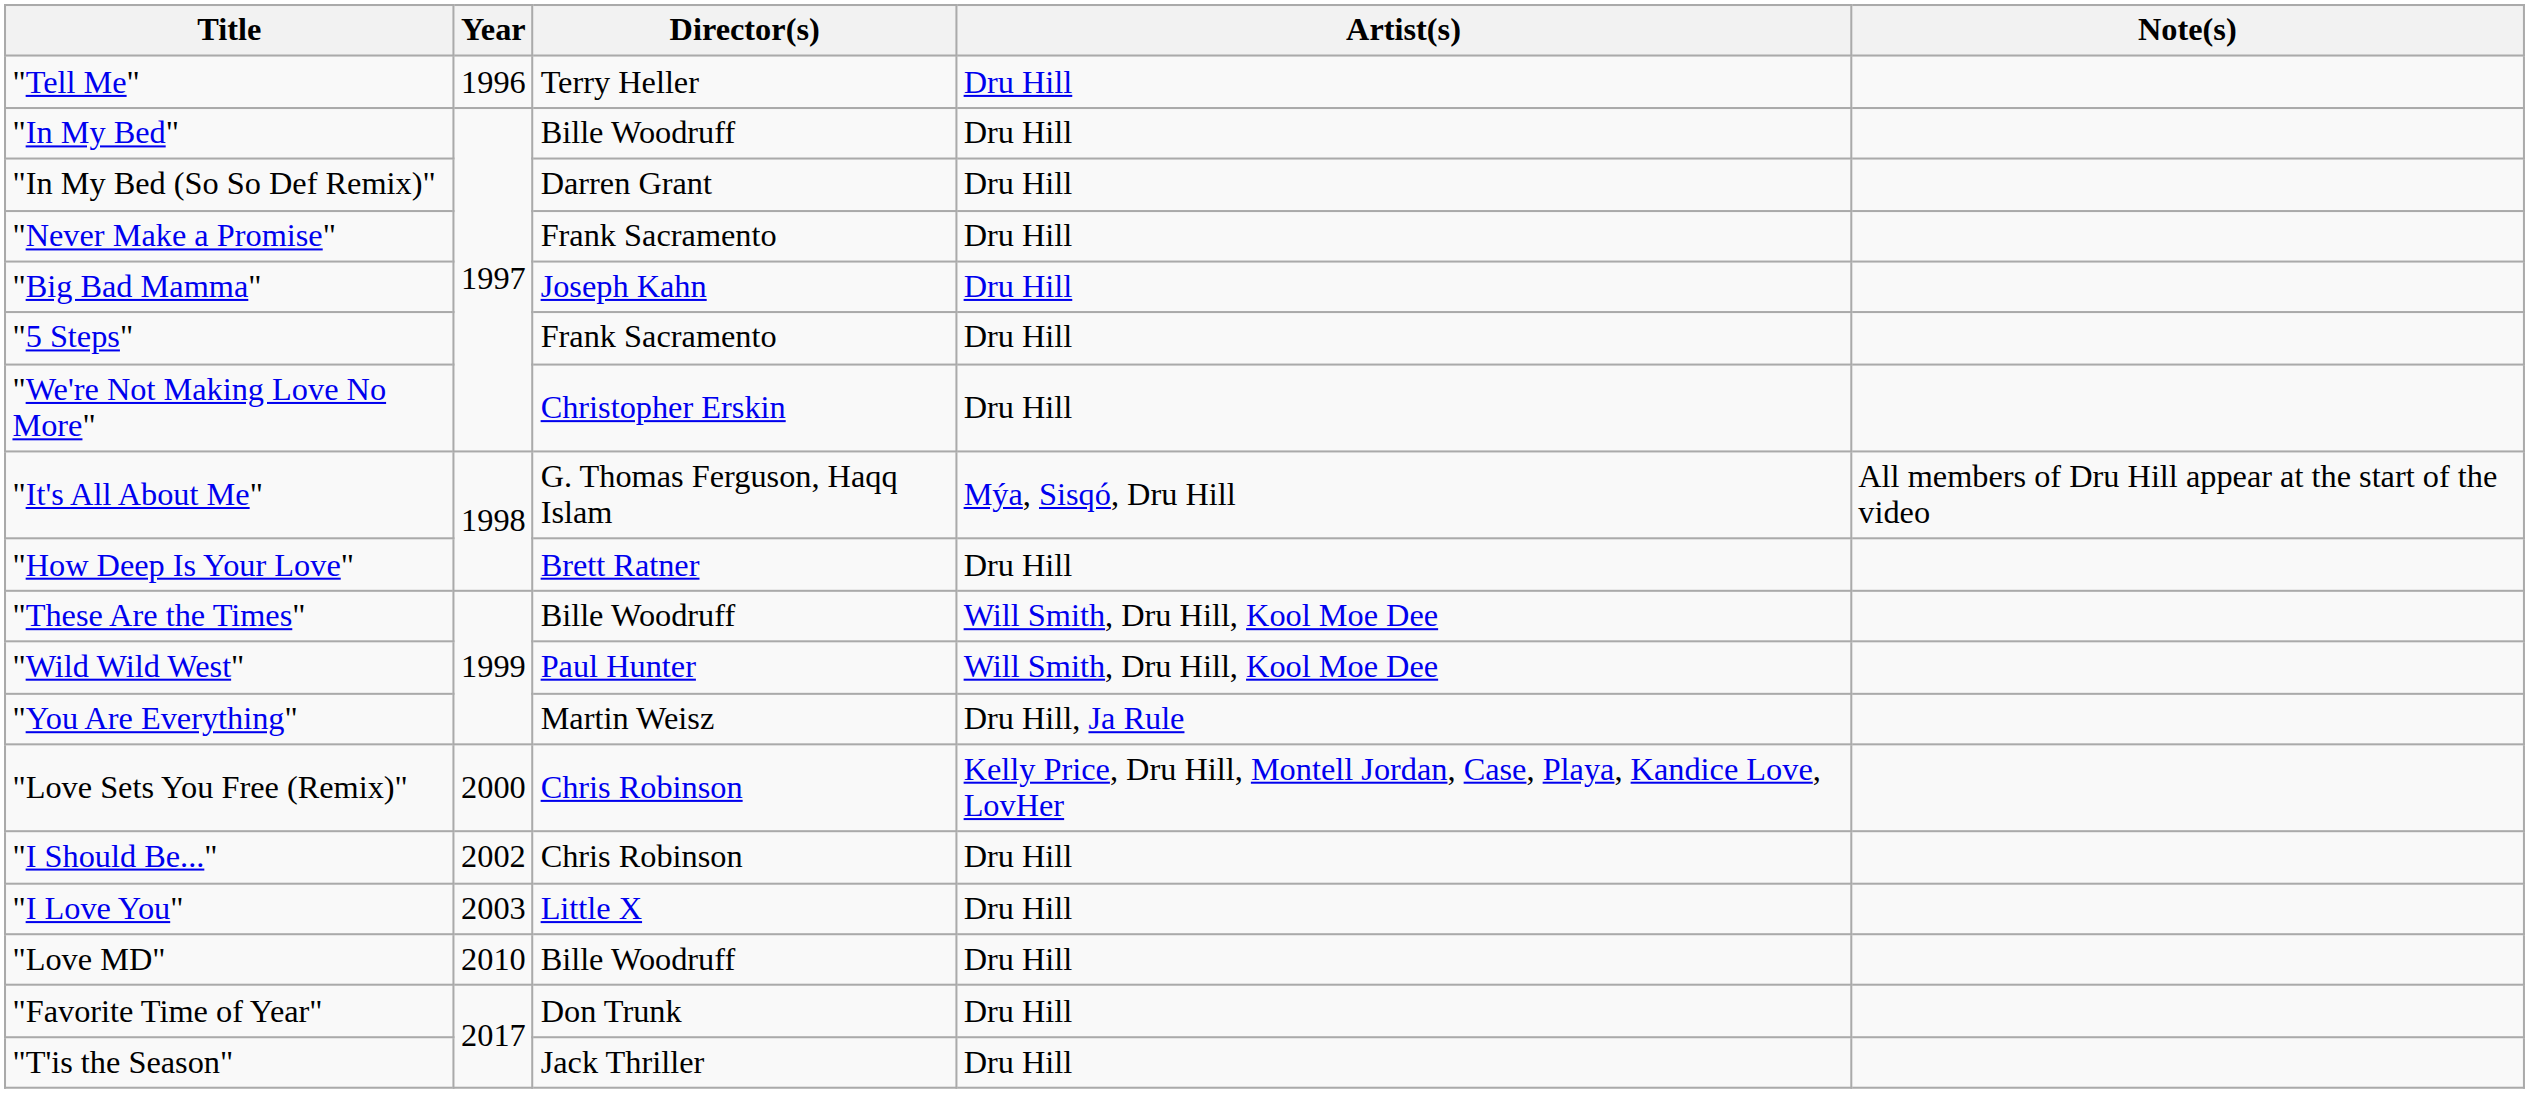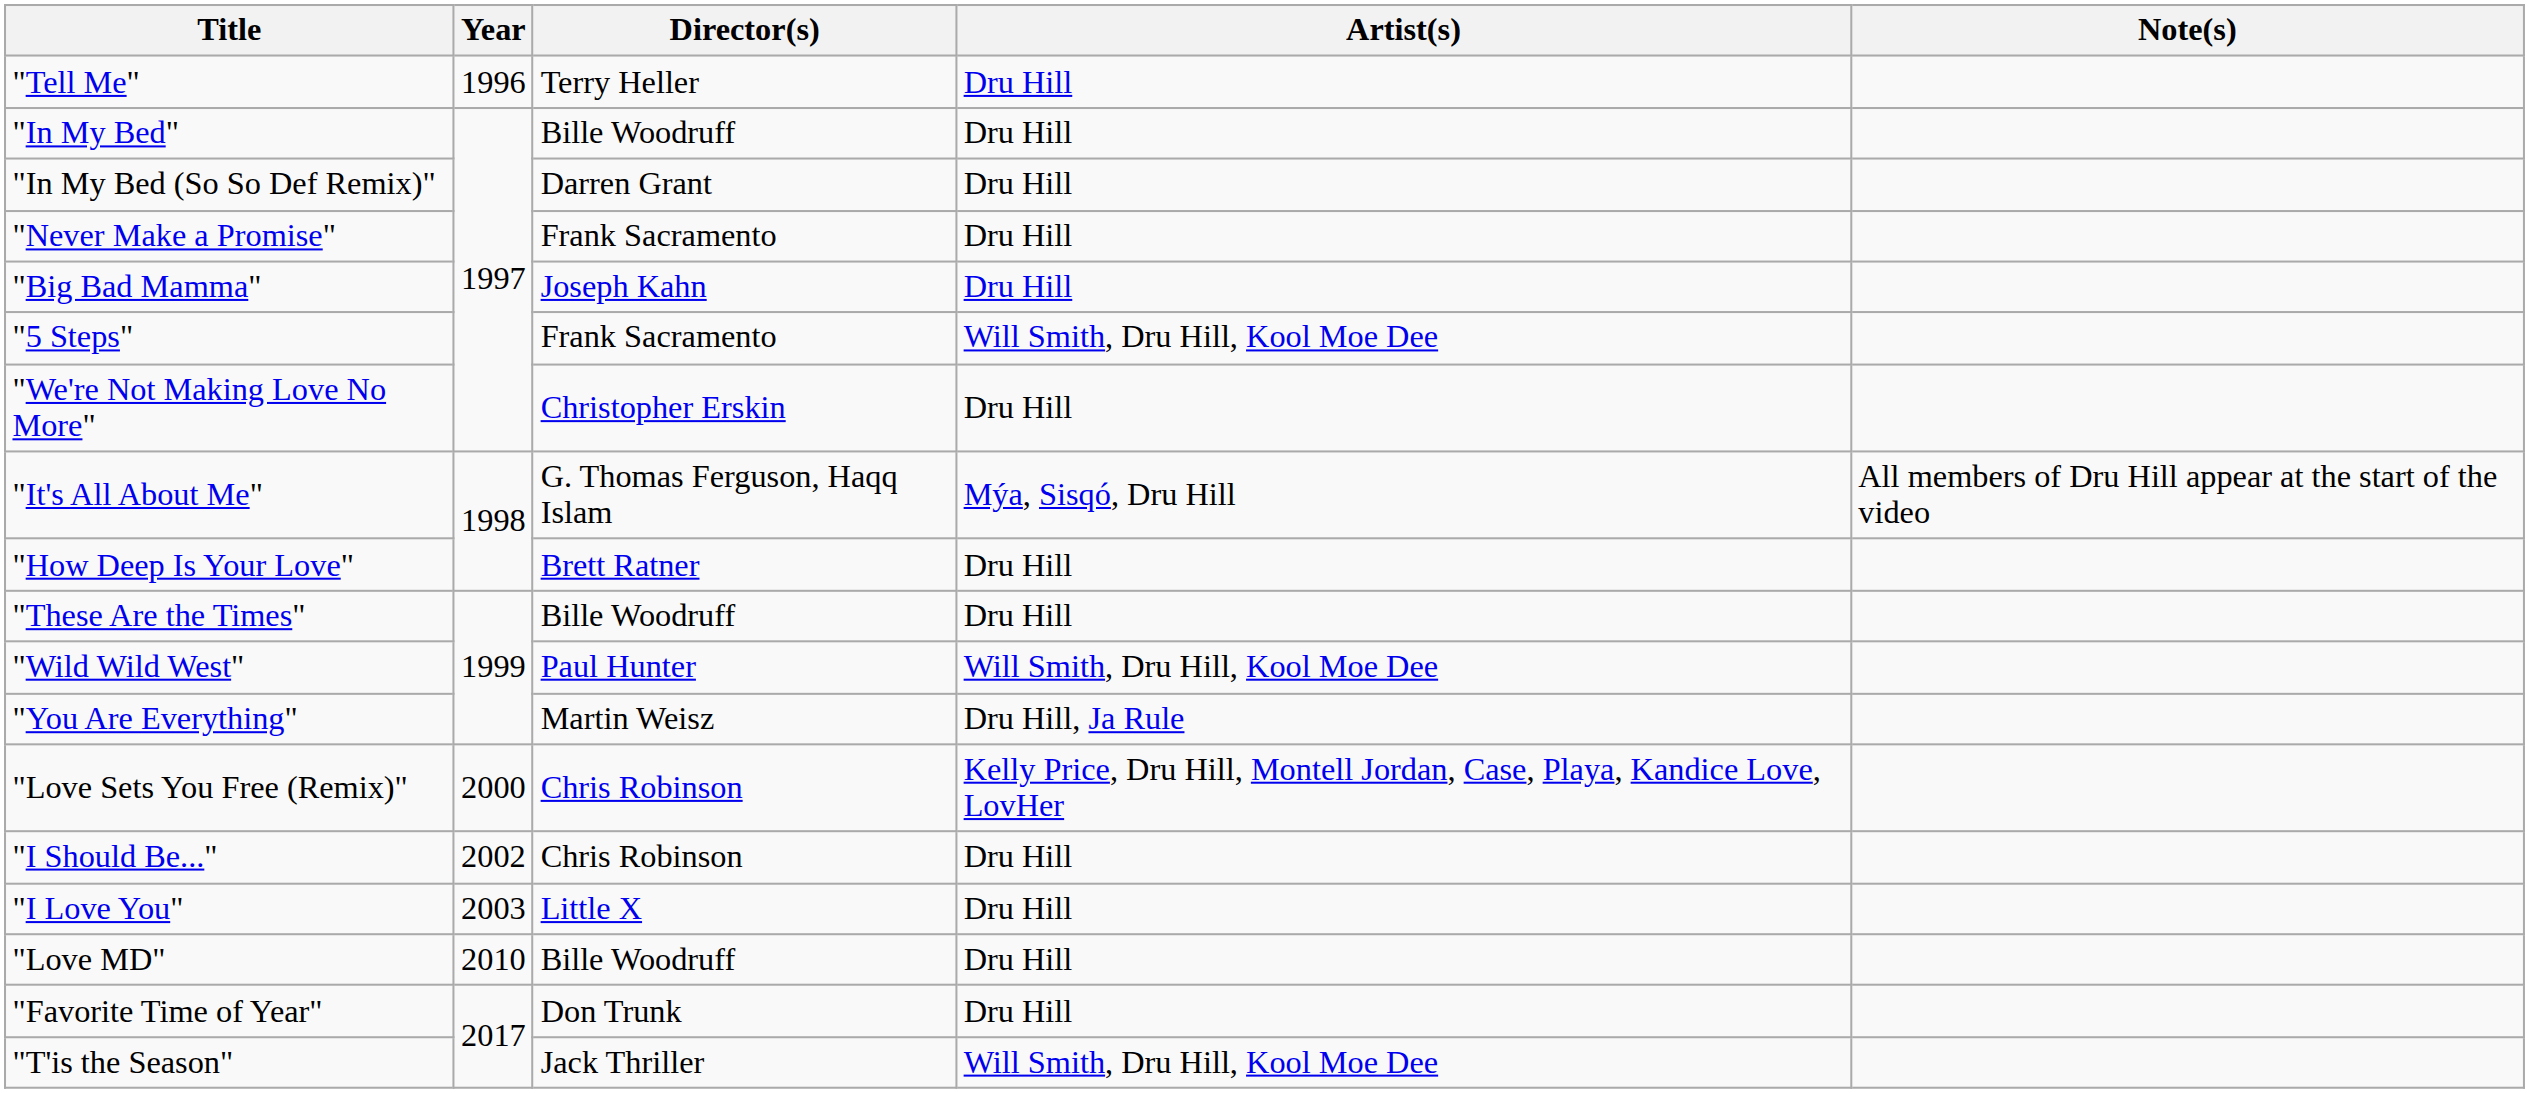(1018, 337) Dru Hill -> (1201, 337) Will Smith, Dru Hill, Kool Moe Dee
(1201, 615) Will Smith, Dru Hill, Kool Moe Dee -> (1018, 615) Dru Hill
(1018, 1061) Dru Hill -> (1201, 1061) Will Smith, Dru Hill, Kool Moe Dee
